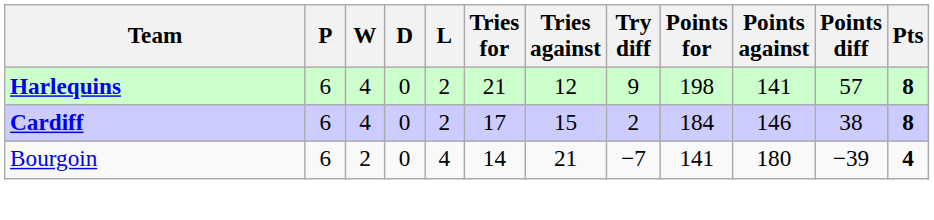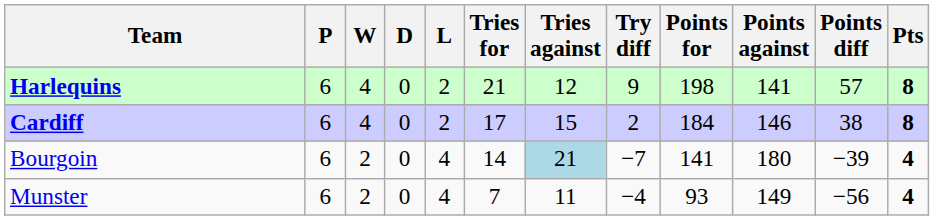(566, 159) no background -> (566, 159) lightblue background
+ row: (49, 196)
